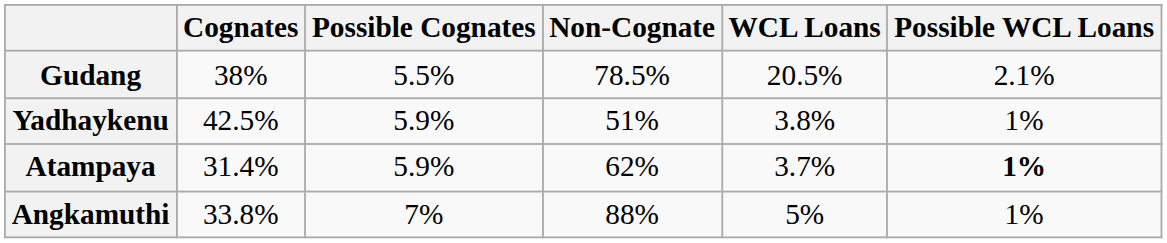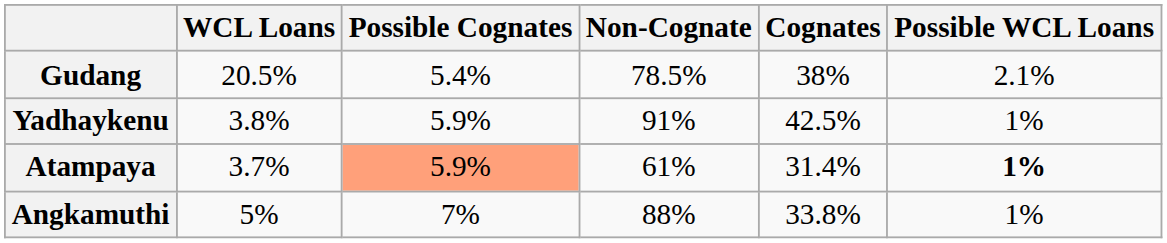columns swapped: (241, 27) <-> (805, 27)
(424, 74) 5.5% -> (460, 74) 5.4%
(632, 120) 51% -> (669, 120) 91%
(424, 167) no background -> (460, 167) lightsalmon background
(632, 167) 62% -> (669, 167) 61%
